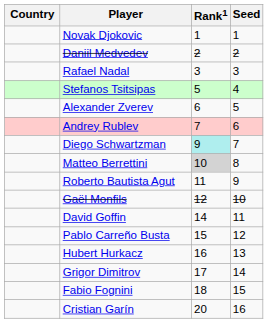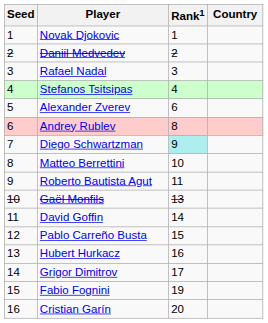columns swapped: (32, 15) <-> (247, 15)
(197, 89) 5 -> (174, 89) 4
(197, 126) 7 -> (174, 126) 8
(200, 162) lightgrey background -> (178, 162) no background
(200, 199) 12 -> (178, 199) 13
(200, 290) 18 -> (178, 290) 19
